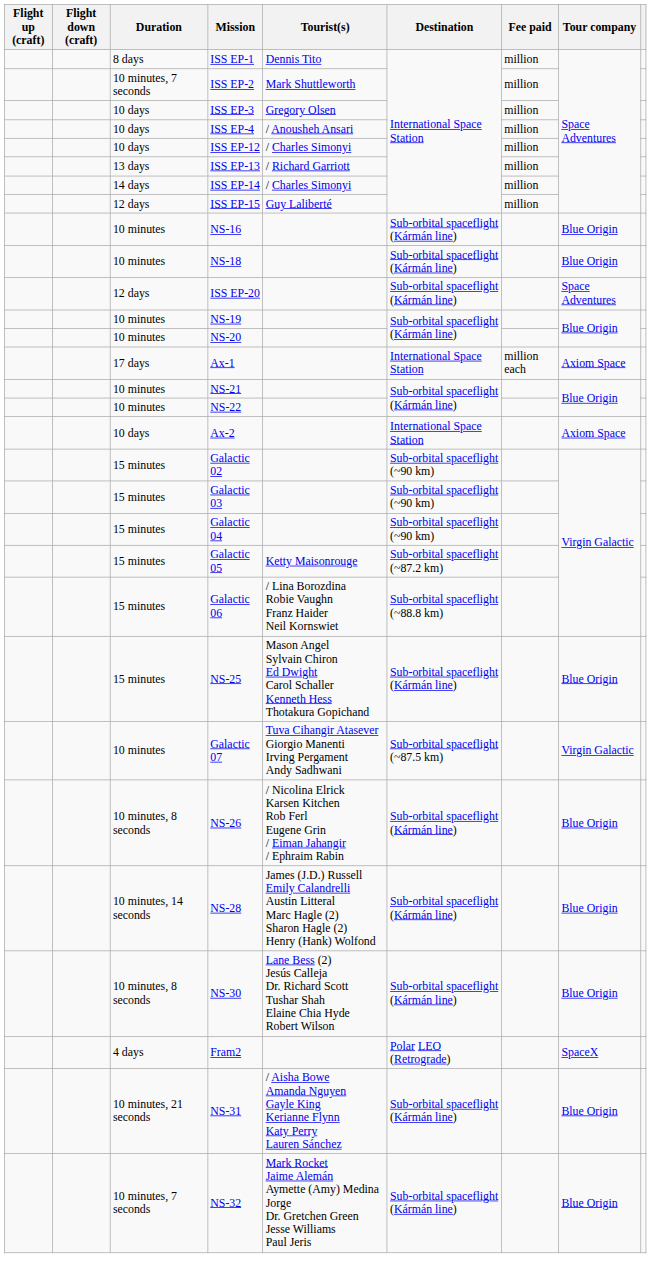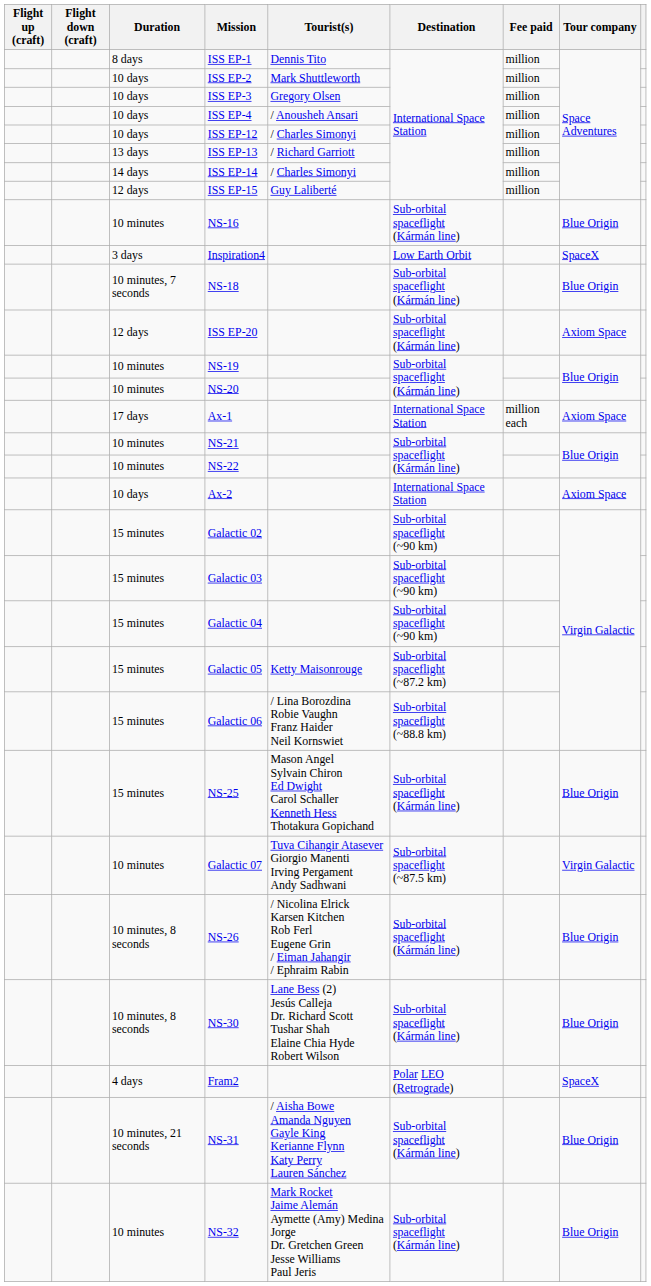(145, 84) 10 minutes, 7 seconds -> (130, 78) 10 days
+ row: (236, 254)
(139, 261) 10 minutes -> (144, 287) 10 minutes, 7 seconds
(589, 293) Space Adventures -> (594, 332) Axiom Space
- row: (226, 908)
(145, 1203) 10 minutes, 7 seconds -> (138, 1232) 10 minutes
